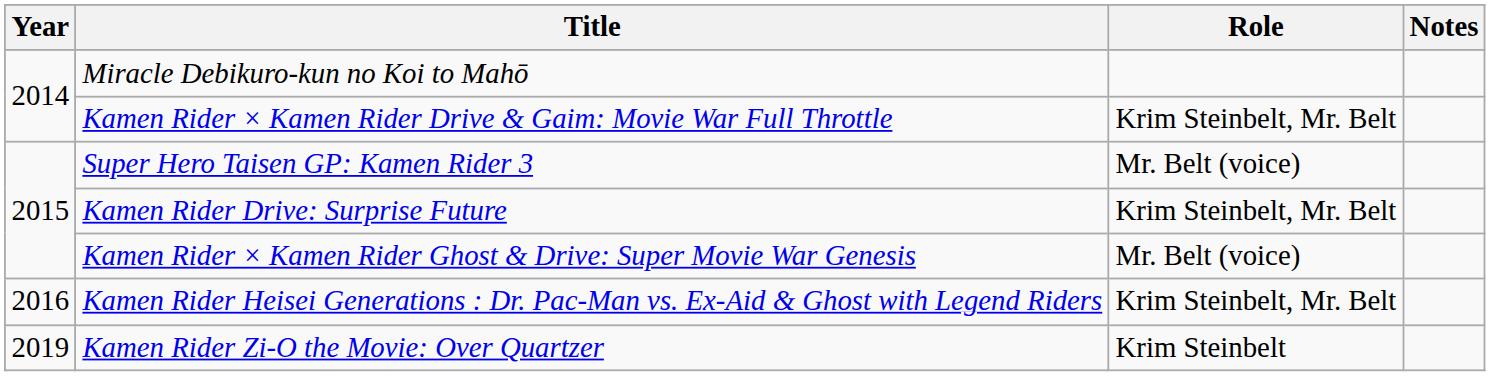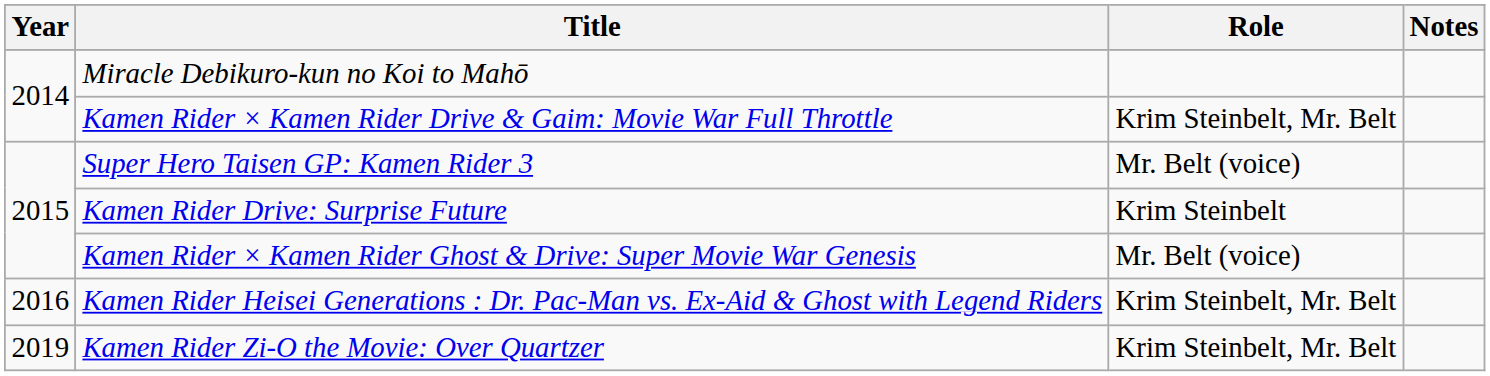(1256, 210) Krim Steinbelt, Mr. Belt -> (1201, 210) Krim Steinbelt
(1201, 347) Krim Steinbelt -> (1256, 347) Krim Steinbelt, Mr. Belt
